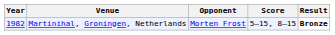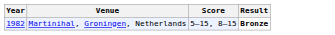- column: (218, 11)
